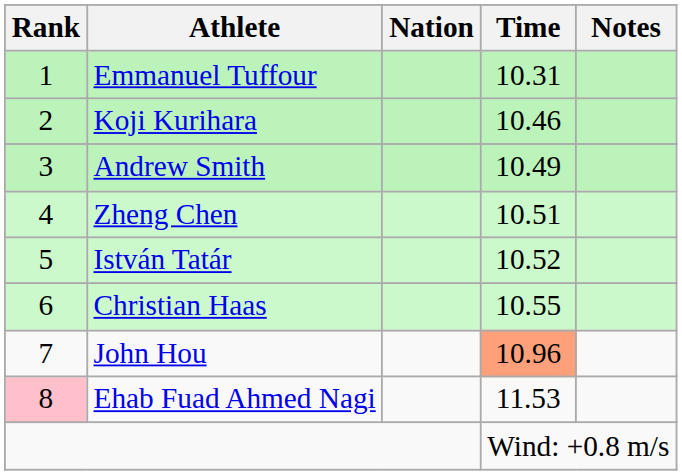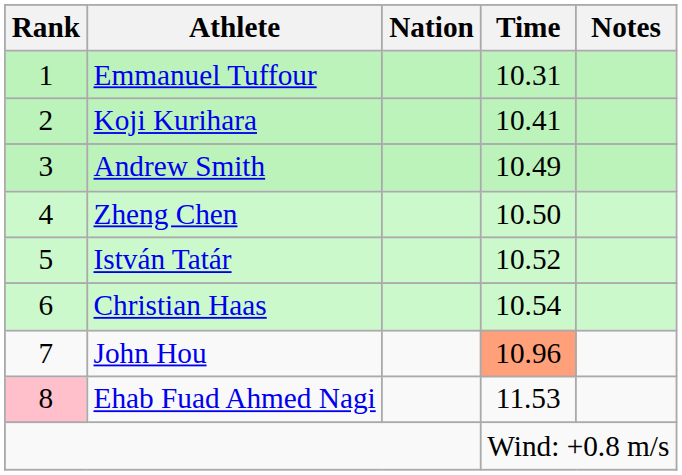(528, 120) 10.46 -> (528, 120) 10.41
(528, 213) 10.51 -> (528, 213) 10.50
(528, 306) 10.55 -> (528, 306) 10.54
